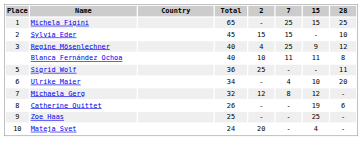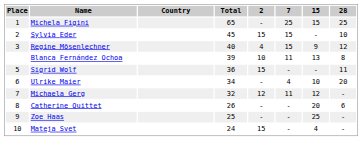(289, 46) 25 -> (289, 46) 15
(231, 58) 40 -> (231, 58) 39
(316, 58) 11 -> (316, 58) 13
(261, 70) 25 -> (261, 70) 15
(289, 94) 8 -> (289, 94) 11
(316, 105) 19 -> (316, 105) 20
(261, 129) 20 -> (261, 129) 15
